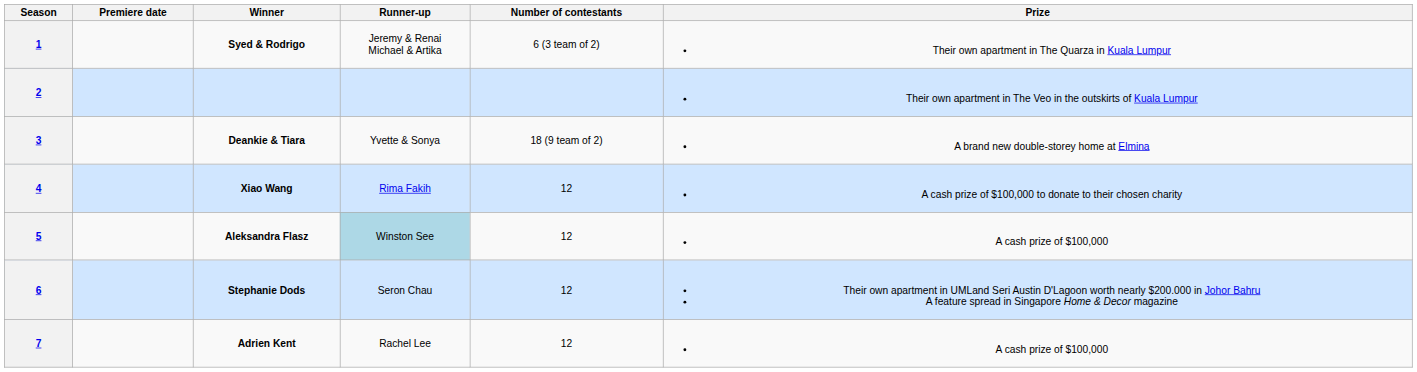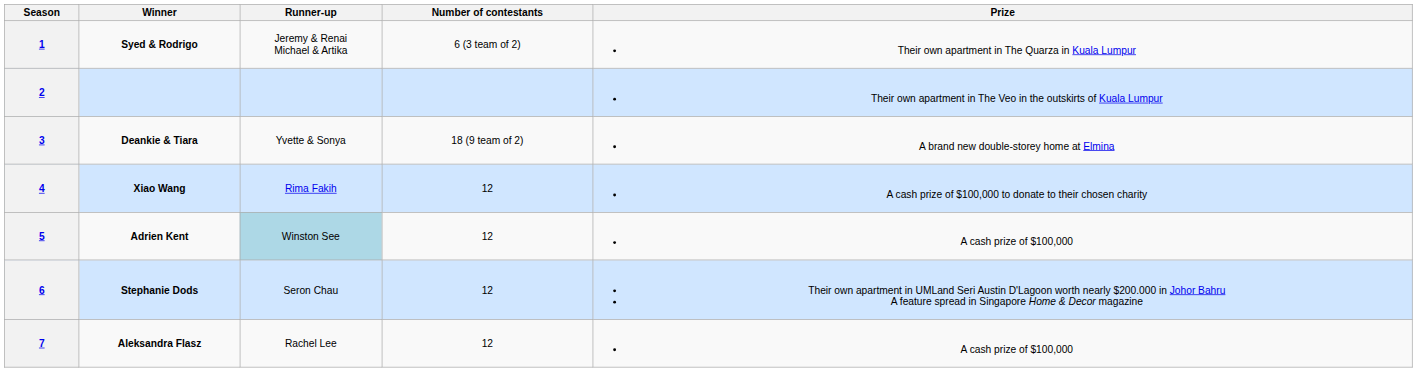- column: (133, 13)
(267, 237) Aleksandra Flasz -> (160, 237) Adrien Kent
(267, 344) Adrien Kent -> (159, 344) Aleksandra Flasz
